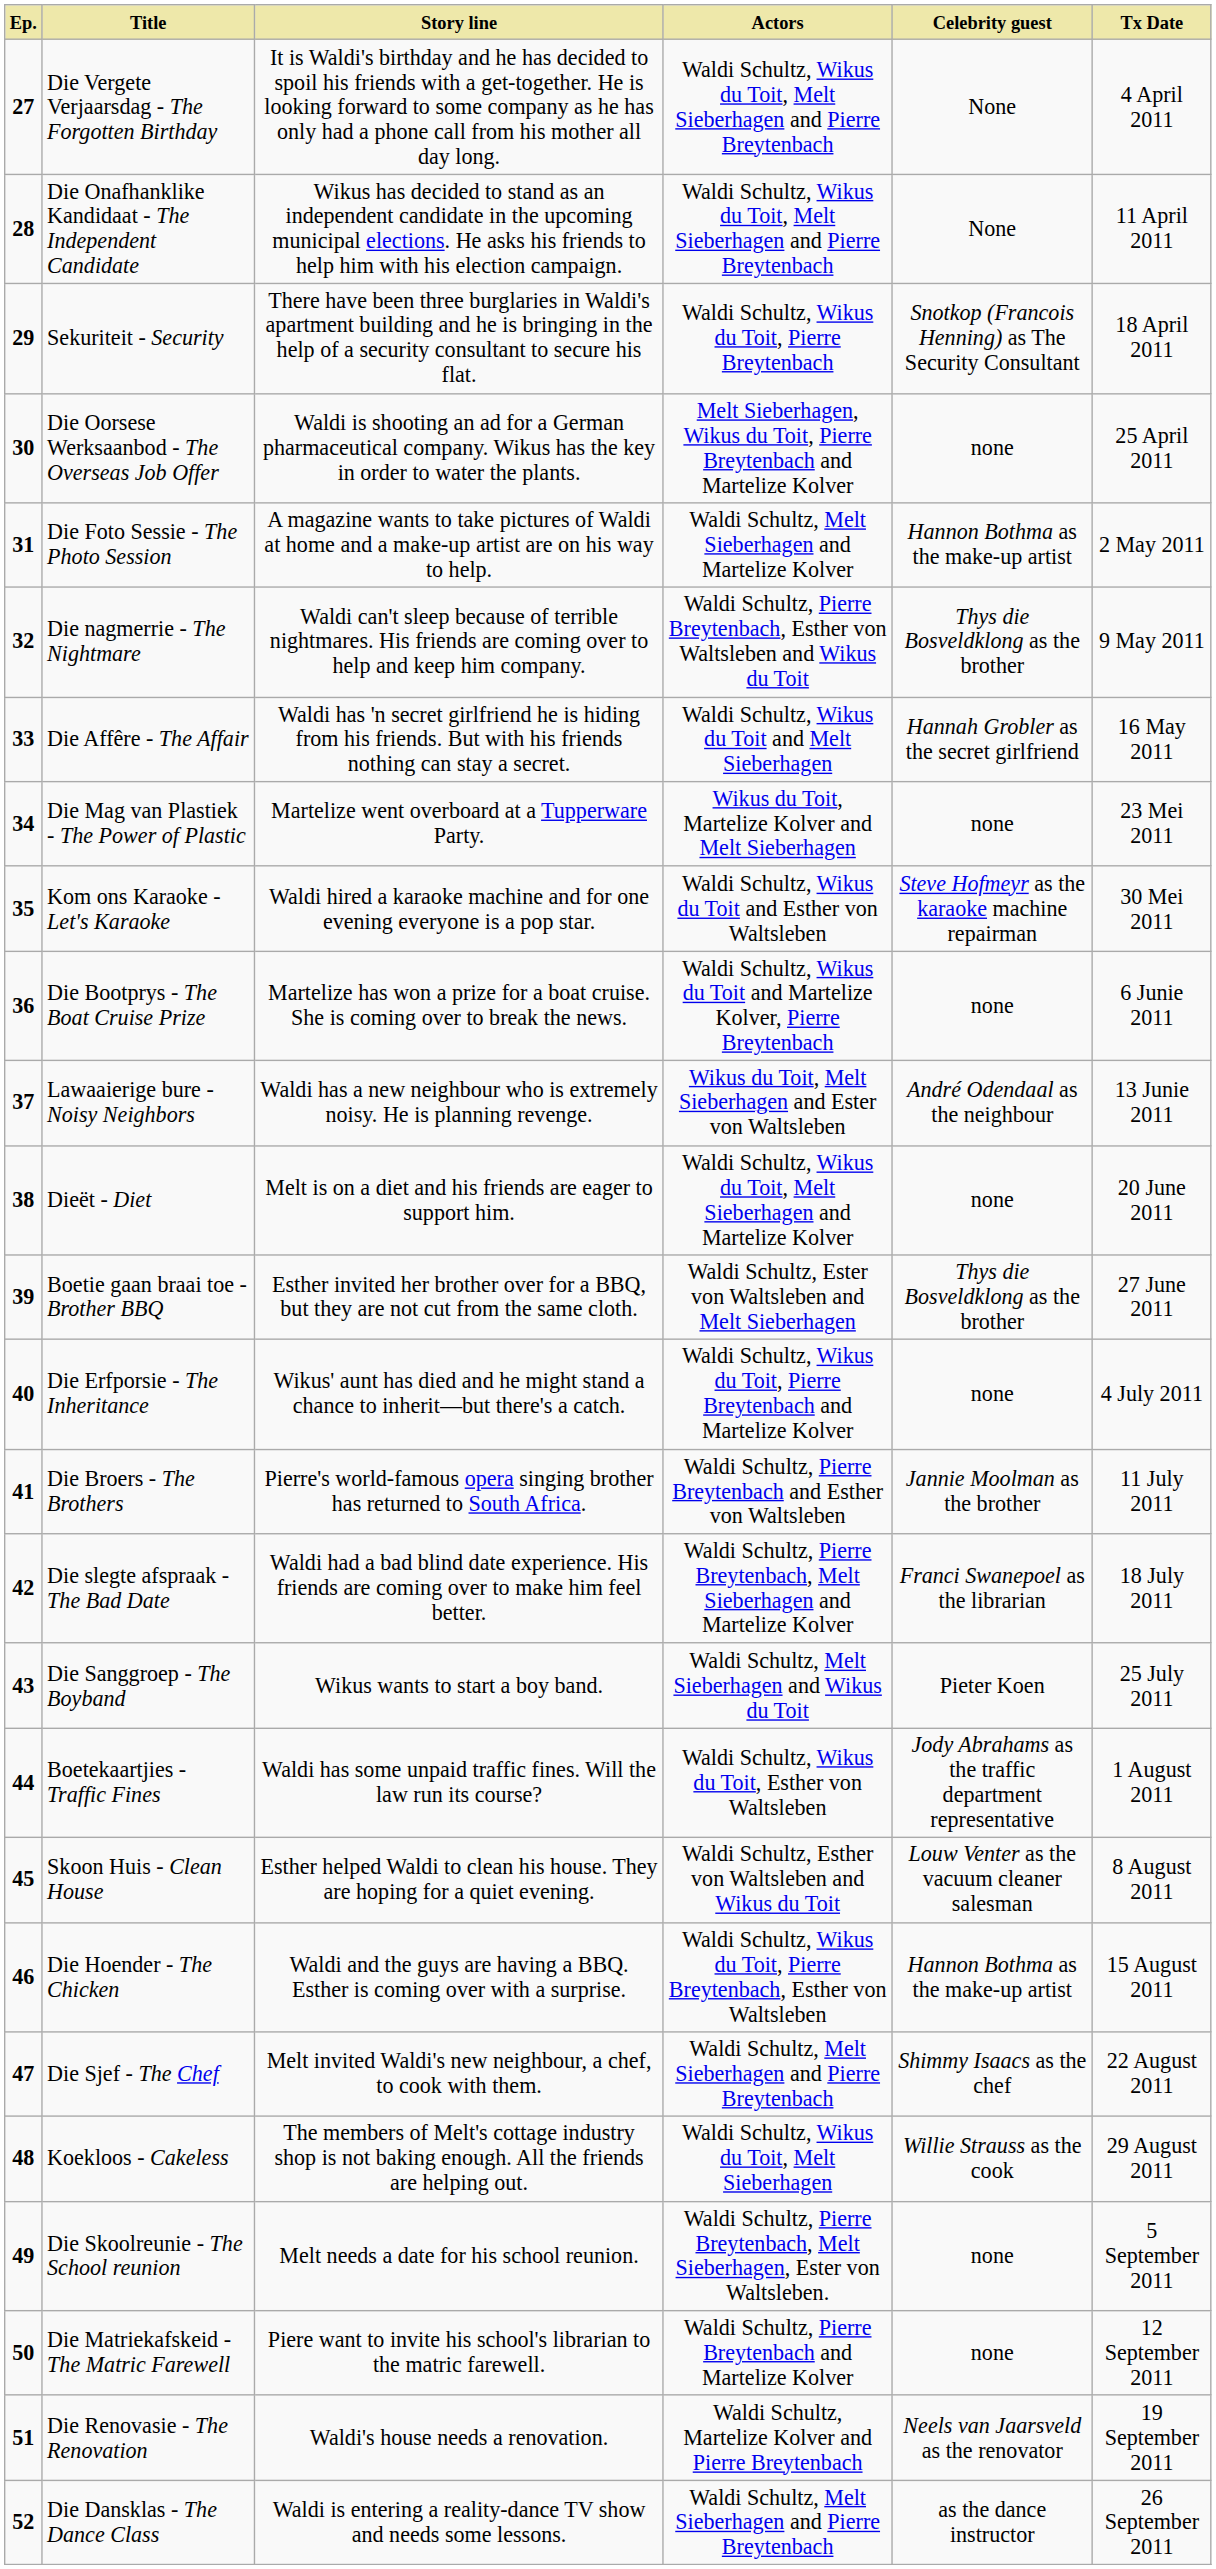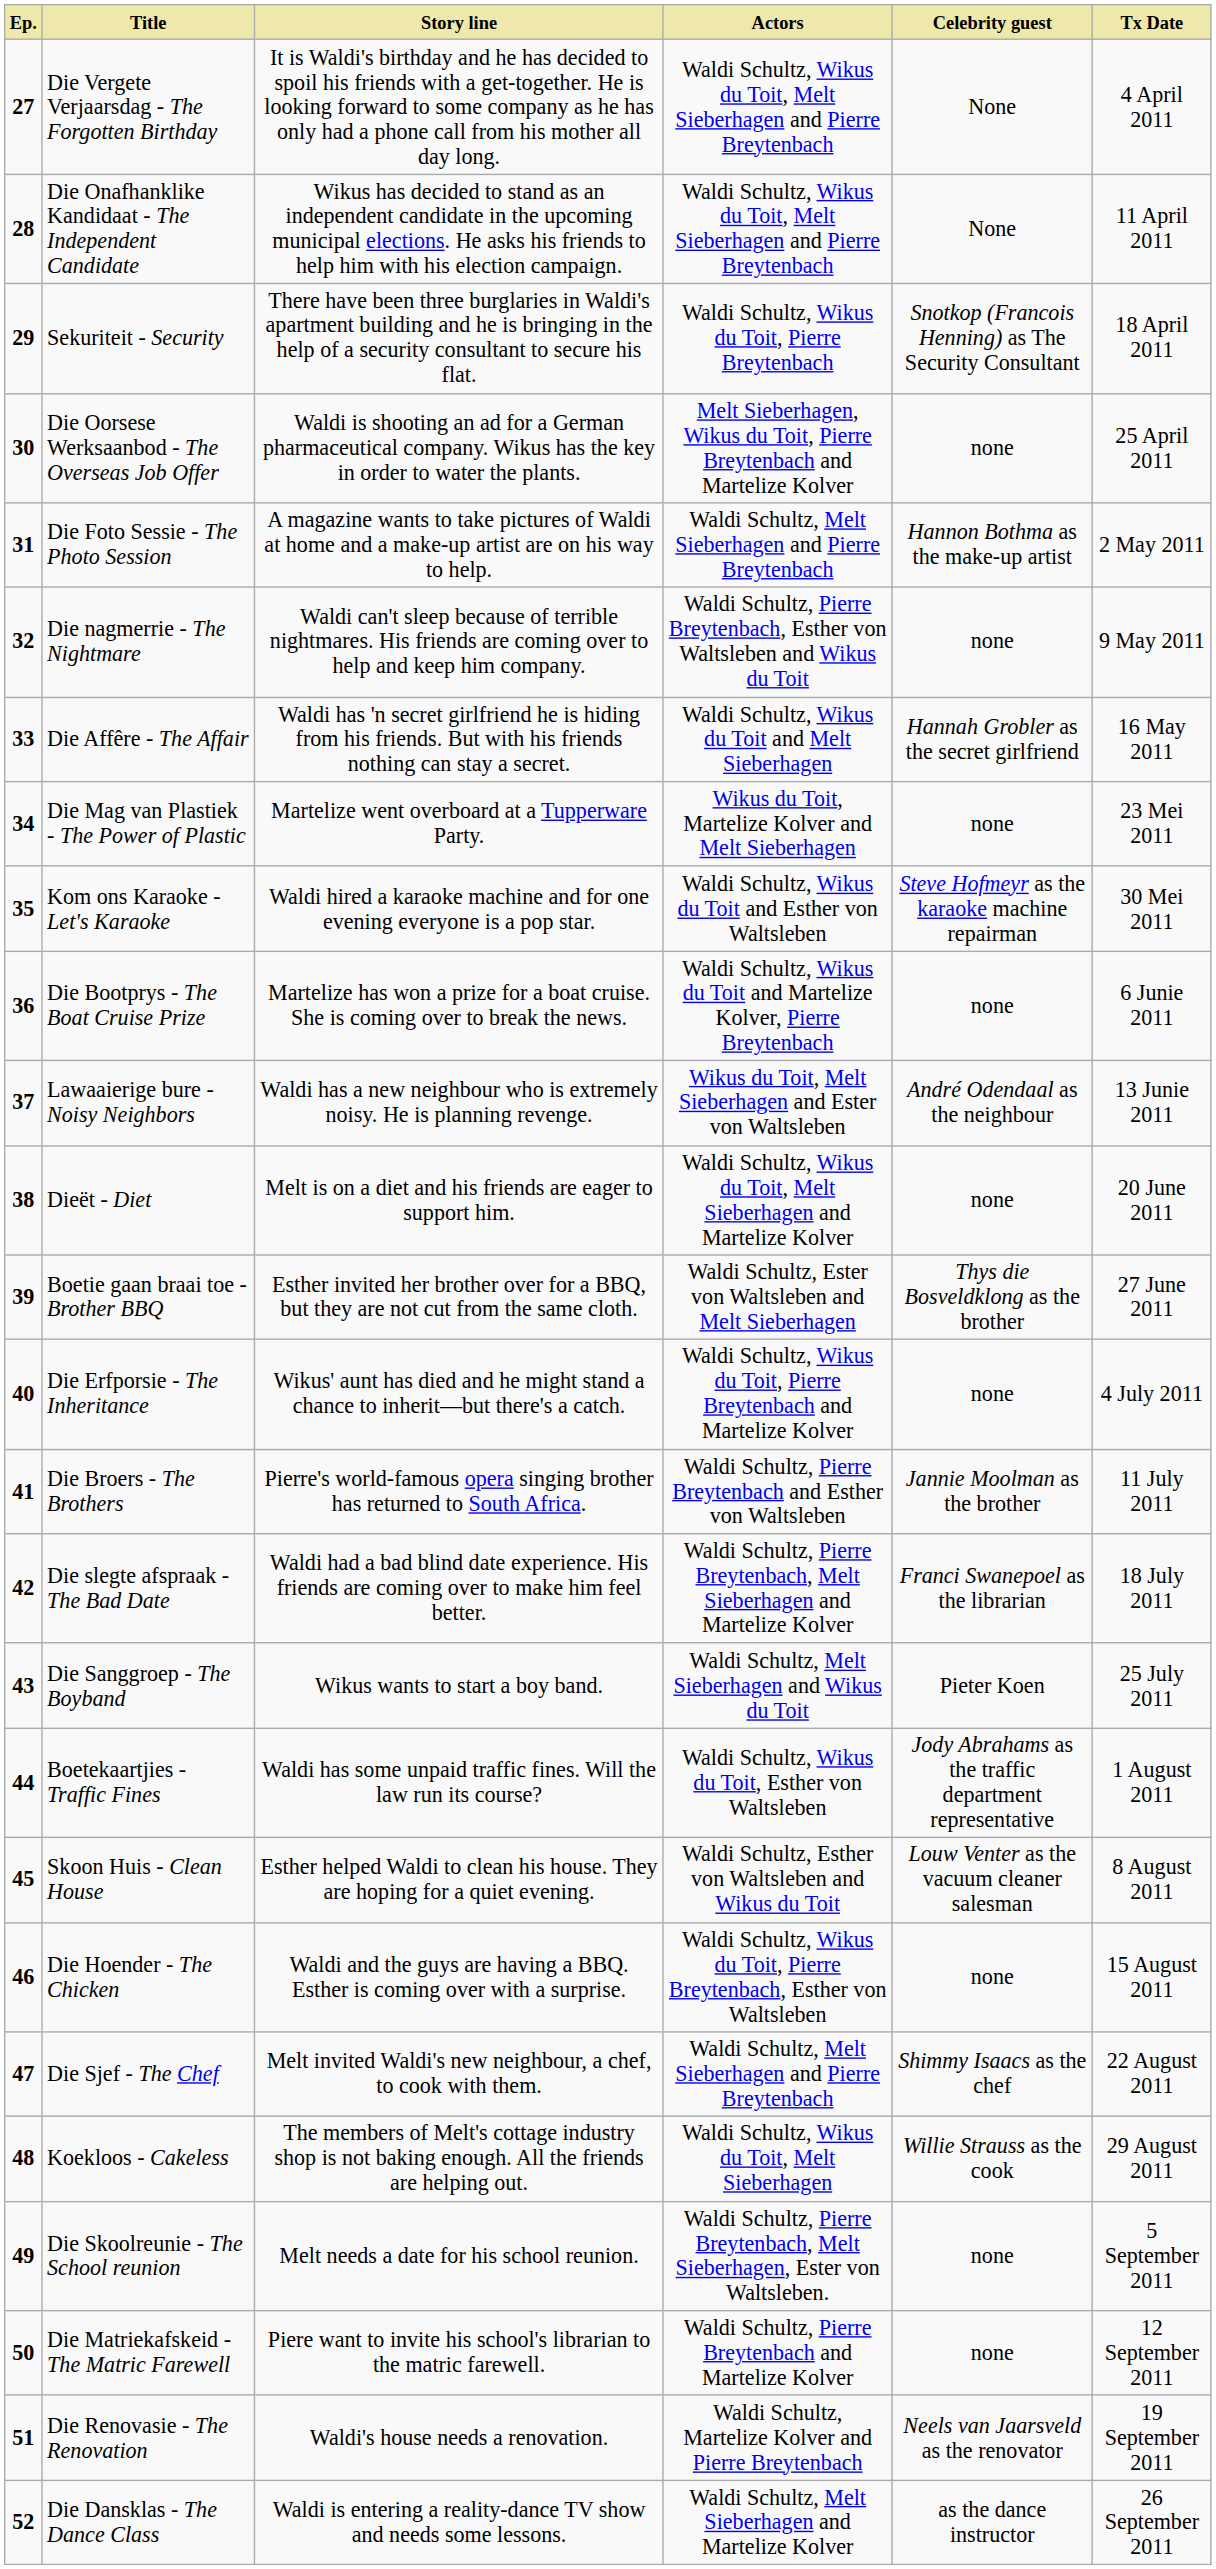(778, 544) Waldi Schultz, Melt Sieberhagen and Martelize Kolver -> (778, 544) Waldi Schultz, Melt Sieberhagen and Pierre Breytenbach
(992, 641) Thys die Bosveldklong as the brother -> (992, 641) none
(992, 1976) Hannon Bothma as the make-up artist -> (992, 1976) none
(778, 2522) Waldi Schultz, Melt Sieberhagen and Pierre Breytenbach -> (778, 2522) Waldi Schultz, Melt Sieberhagen and Martelize Kolver
